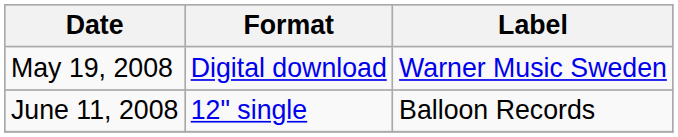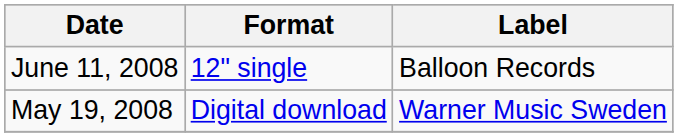rows swapped: (92, 68) <-> (95, 110)
